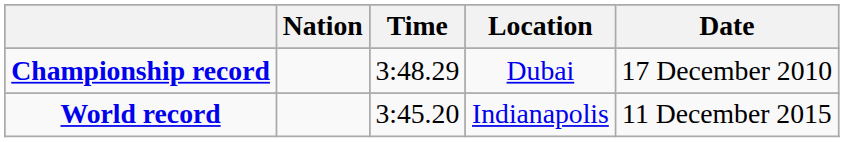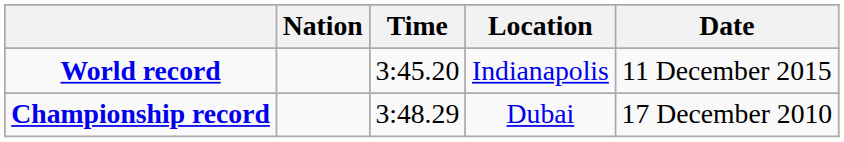rows swapped: (141, 114) <-> (141, 70)
